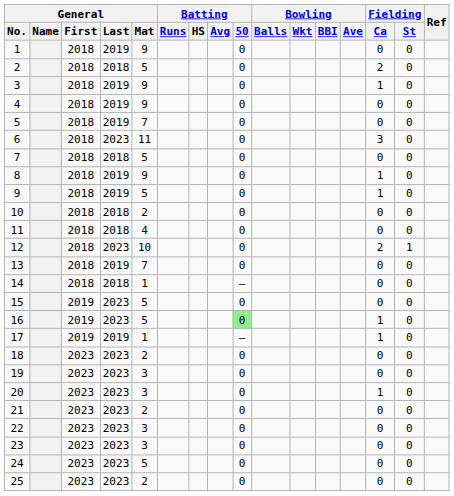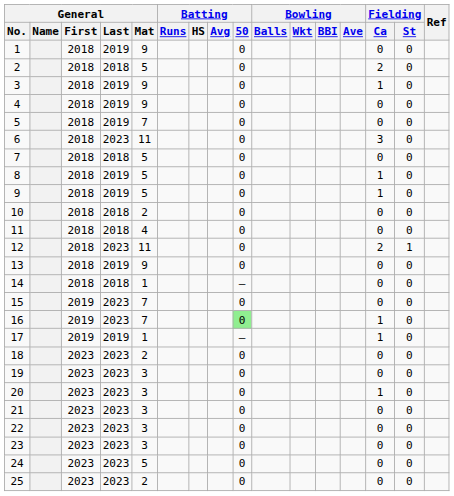(145, 176) 9 -> (145, 176) 5
(145, 248) 10 -> (145, 248) 11
(145, 266) 7 -> (145, 266) 9
(145, 302) 5 -> (145, 302) 7
(145, 320) 5 -> (145, 320) 7
(145, 410) 2 -> (145, 410) 3
